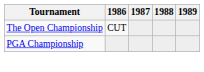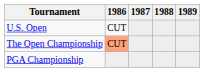+ row: (27, 28)
(117, 28) no background -> (117, 44) lightsalmon background
